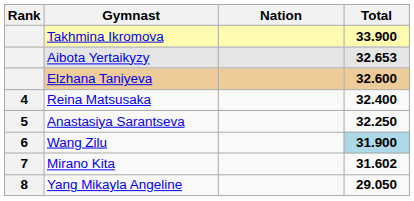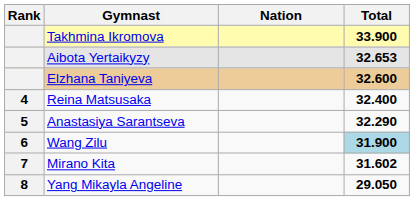(377, 121) 32.250 -> (377, 121) 32.290
